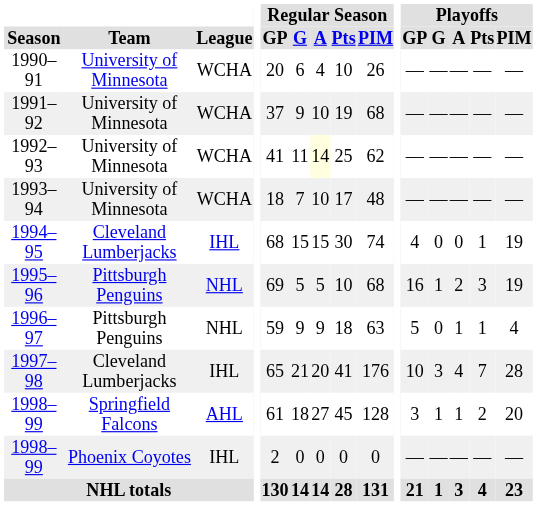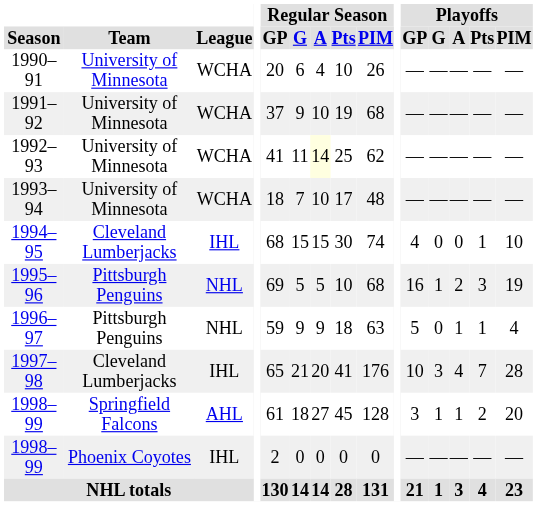(514, 242) 19 -> (514, 242) 10
